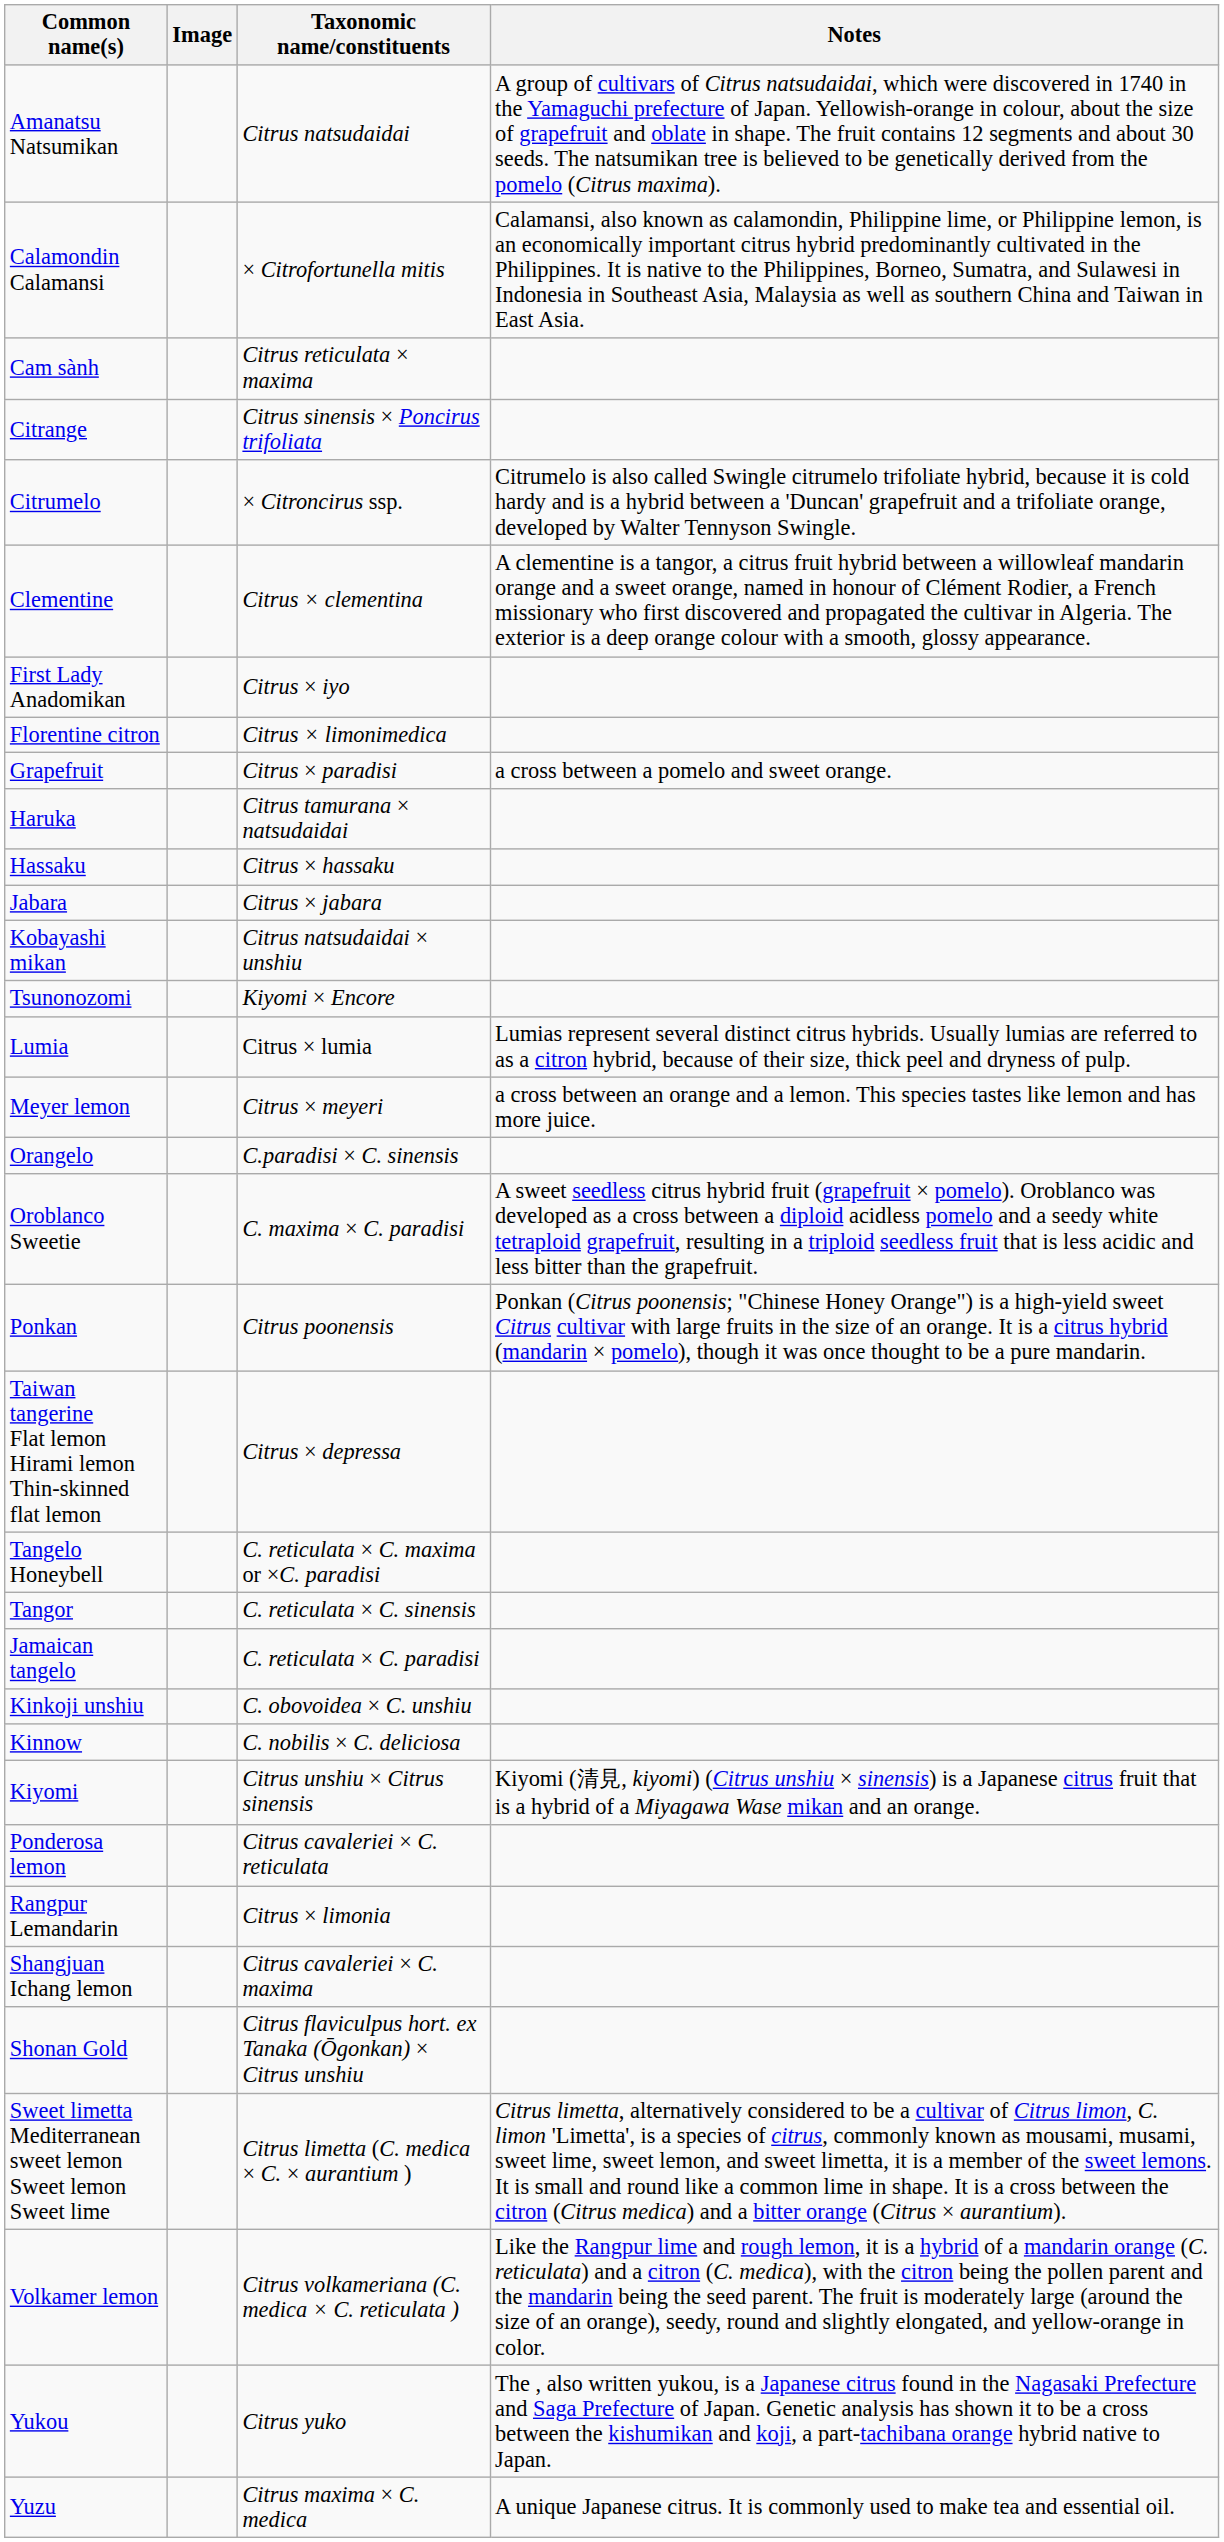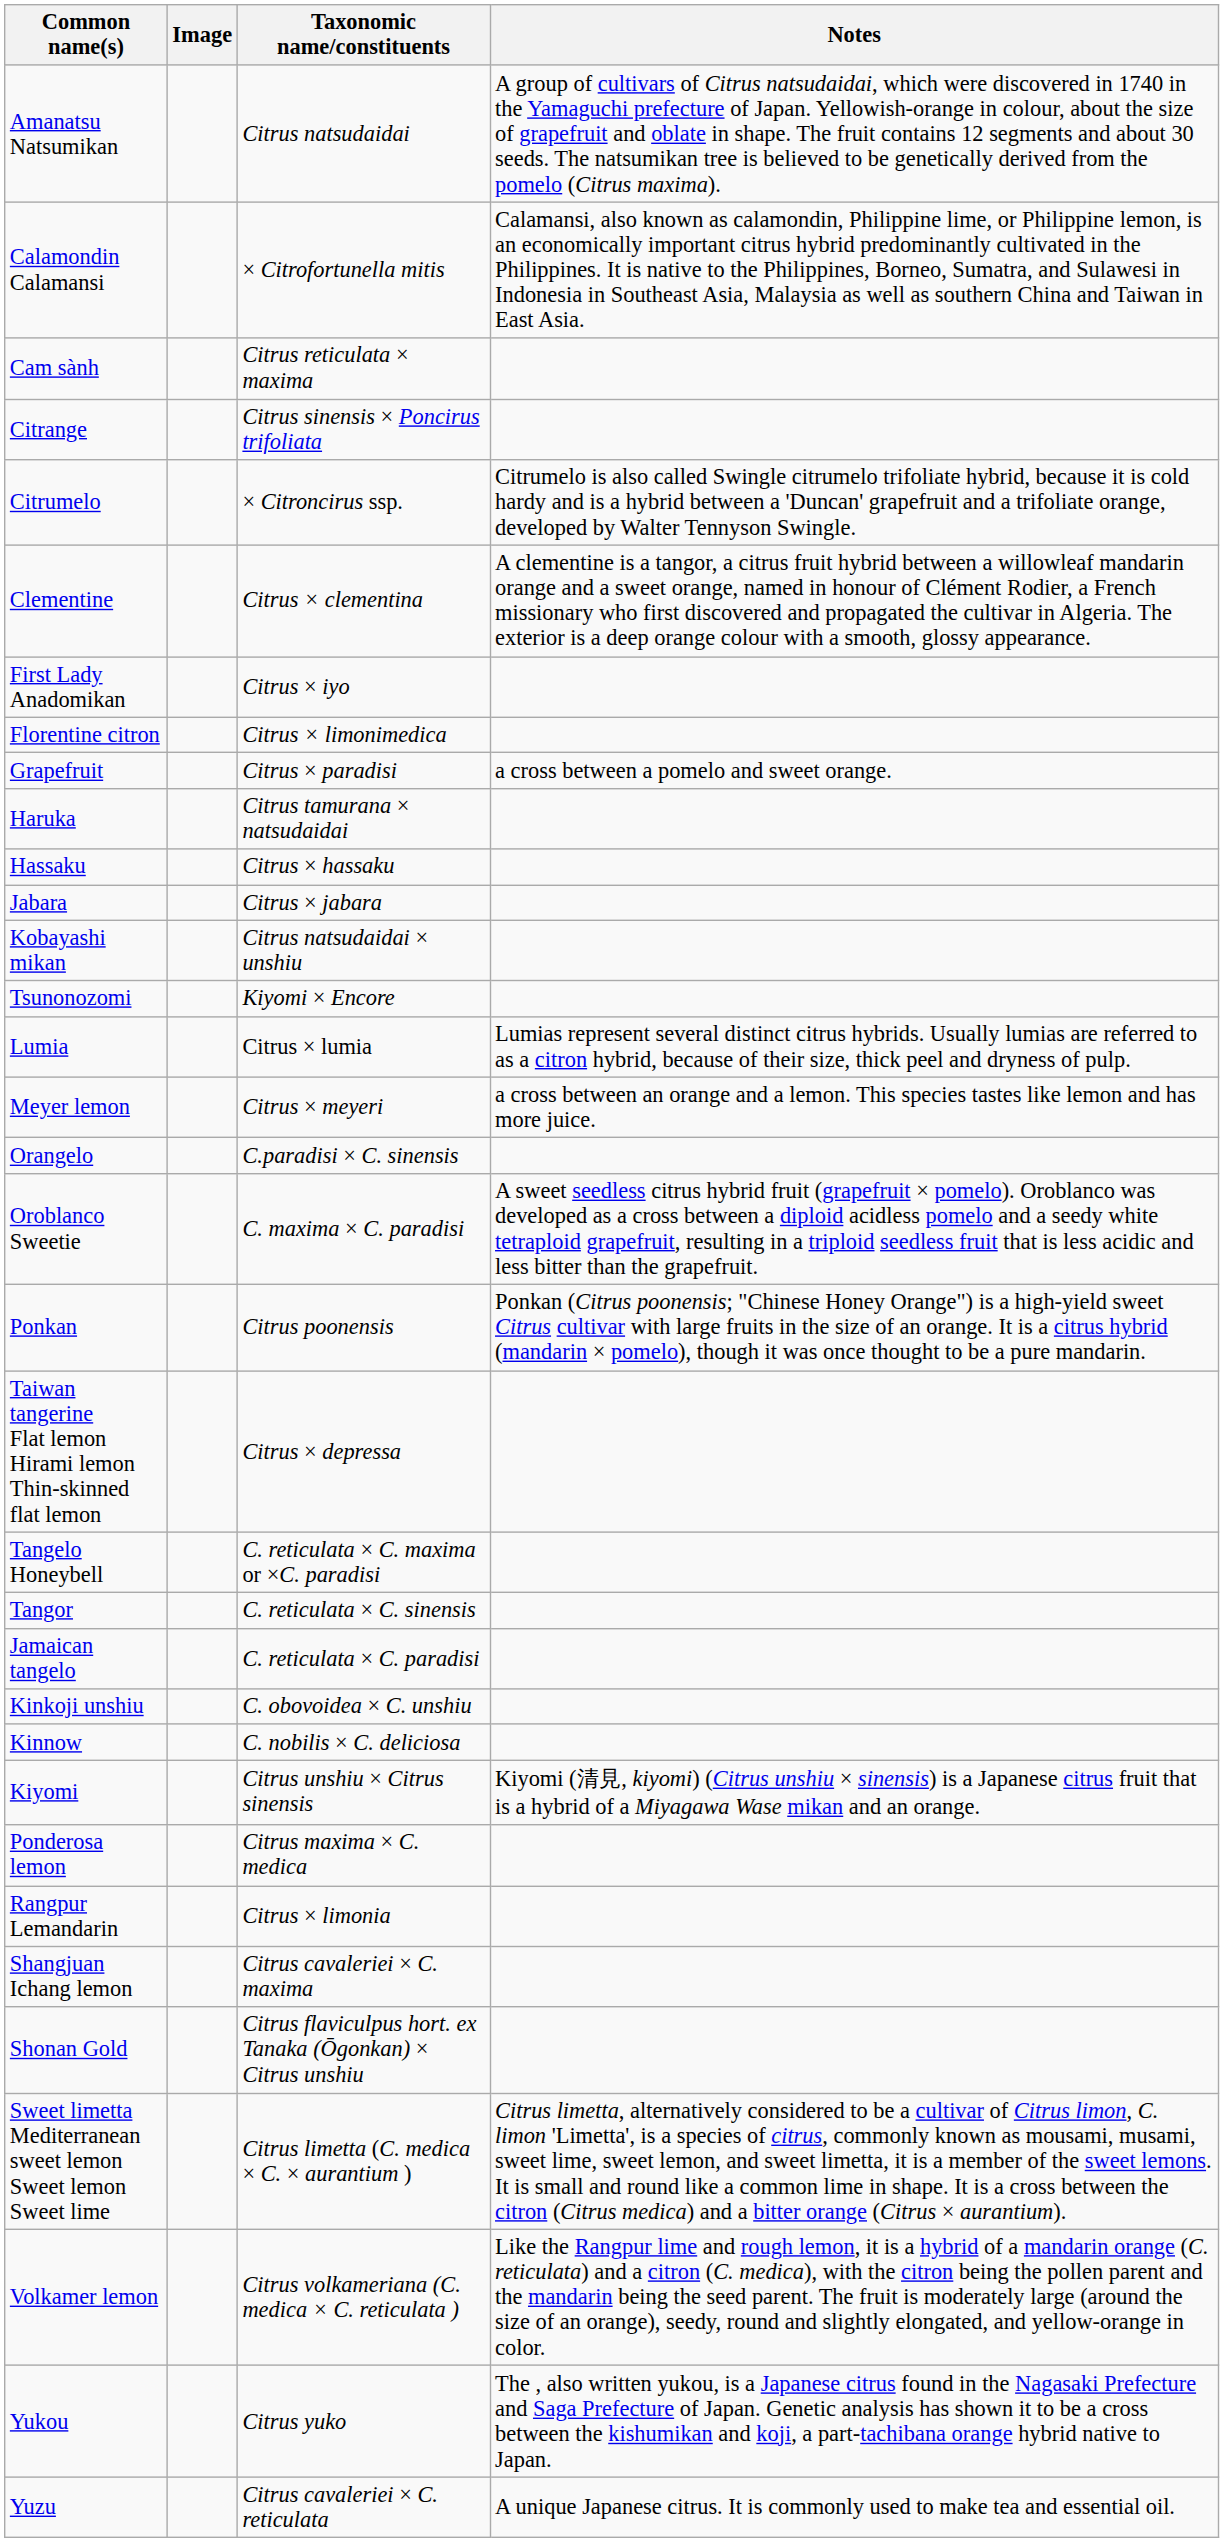(340, 1855) Citrus cavaleriei × C. reticulata -> (331, 1855) Citrus maxima × C. medica
(331, 2506) Citrus maxima × C. medica -> (340, 2506) Citrus cavaleriei × C. reticulata
